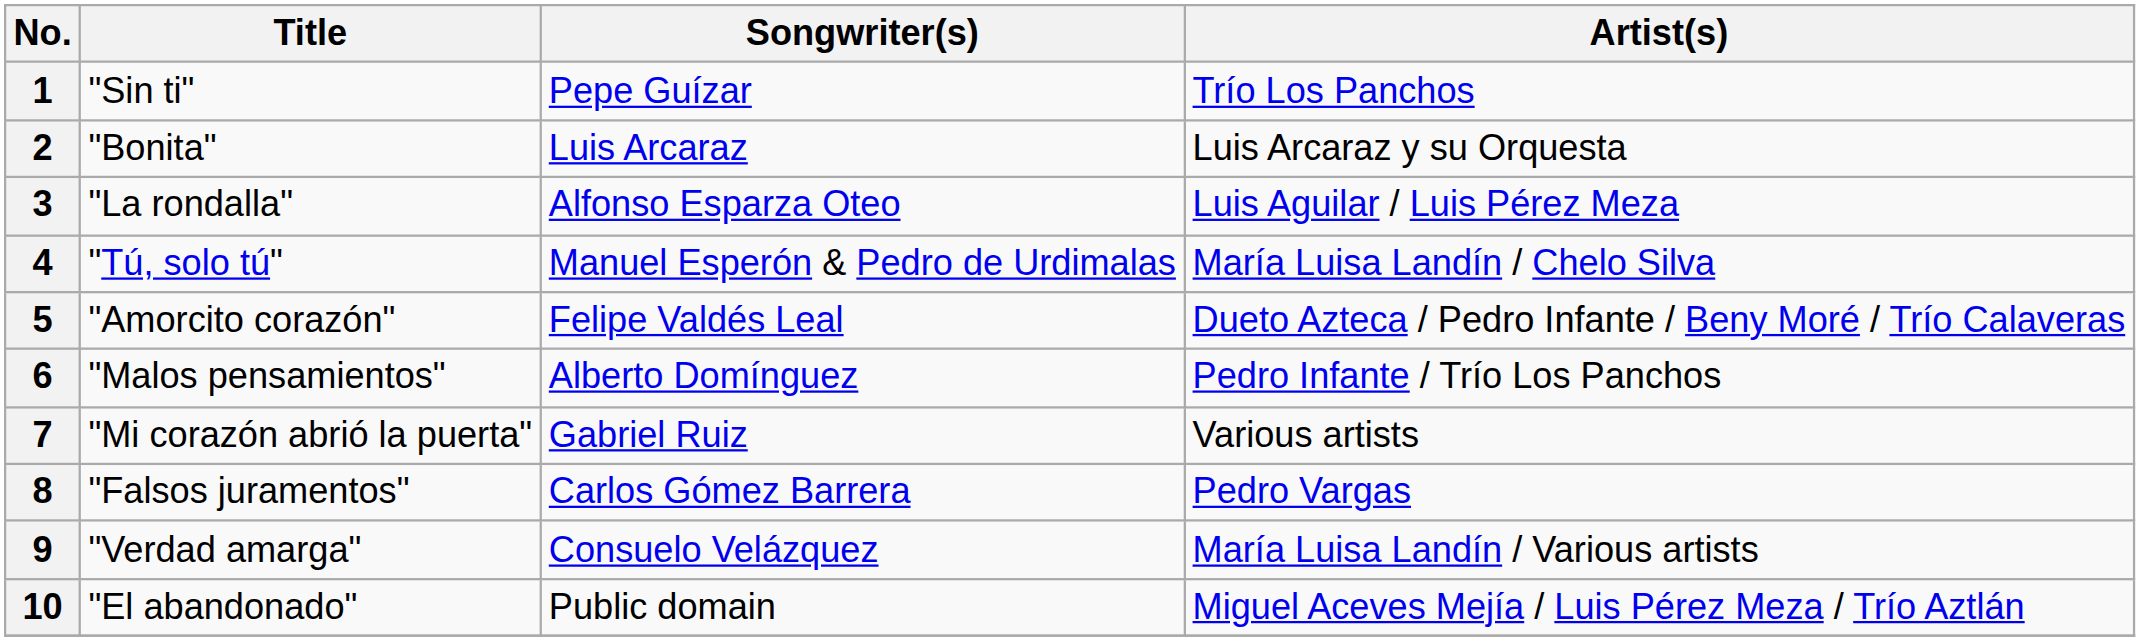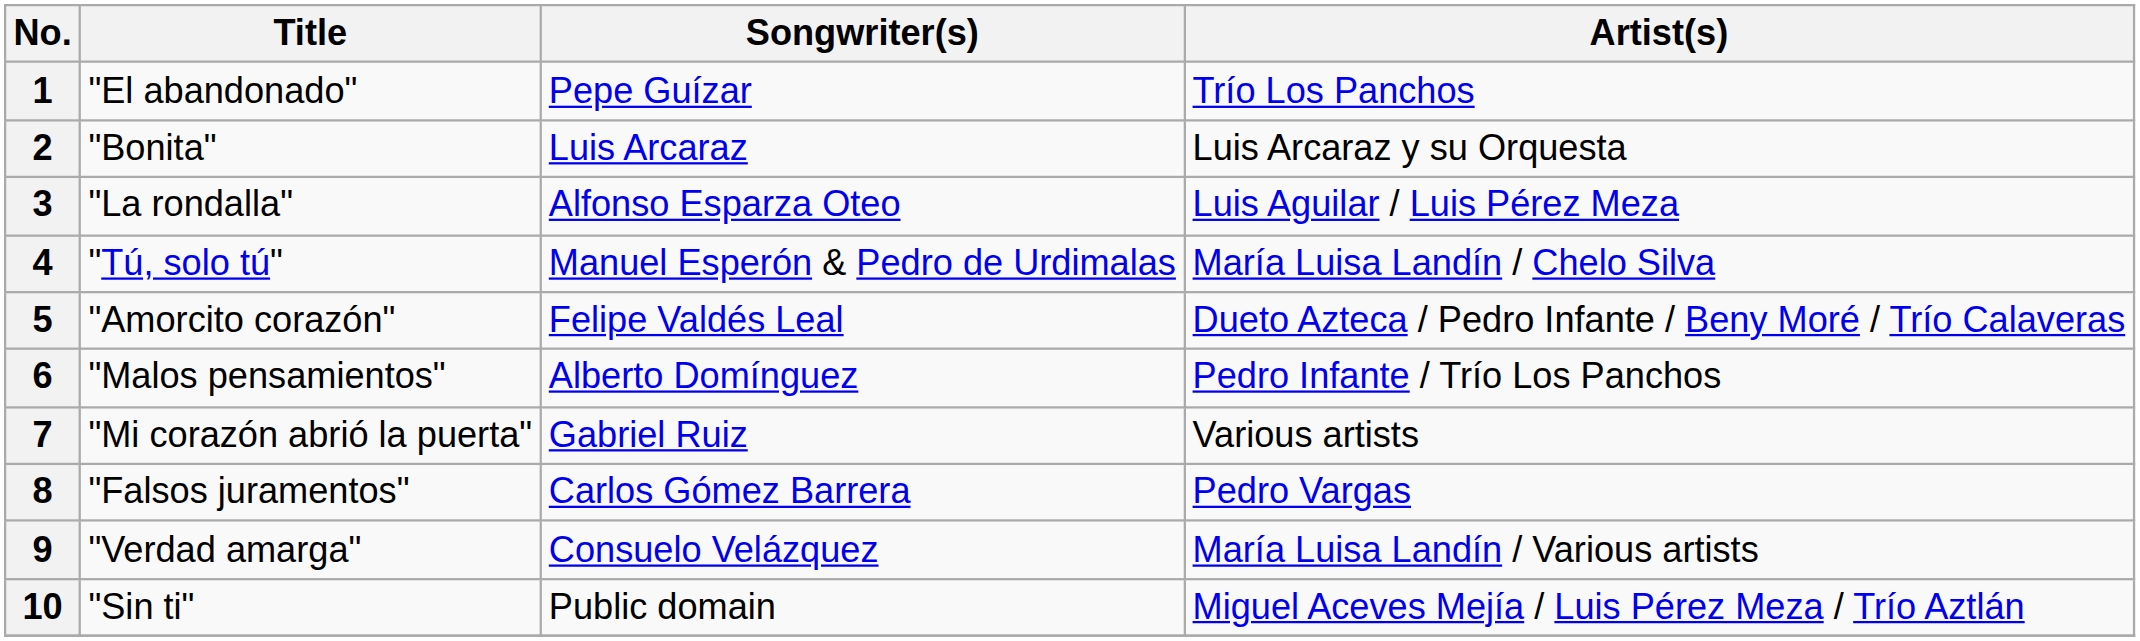(141, 90) "Sin ti" -> (223, 90) "El abandonado"
(223, 606) "El abandonado" -> (141, 606) "Sin ti"
